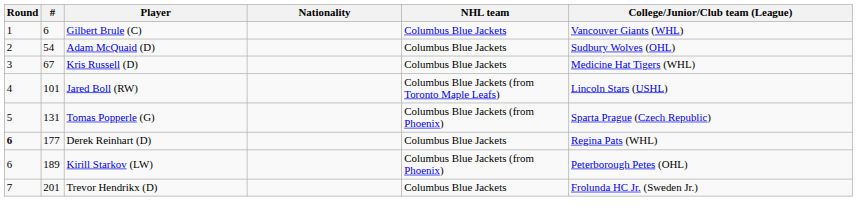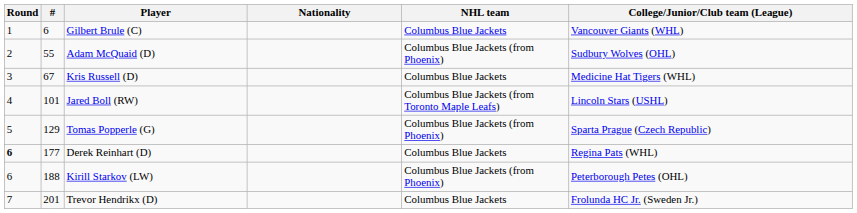(49, 47) 54 -> (49, 53) 55
(455, 47) Columbus Blue Jackets -> (469, 53) Columbus Blue Jackets (from Phoenix)
(51, 117) 131 -> (51, 130) 129
(51, 164) 189 -> (51, 176) 188
